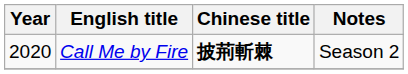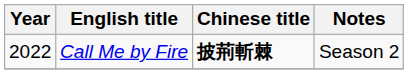(30, 51) 2020 -> (30, 51) 2022
